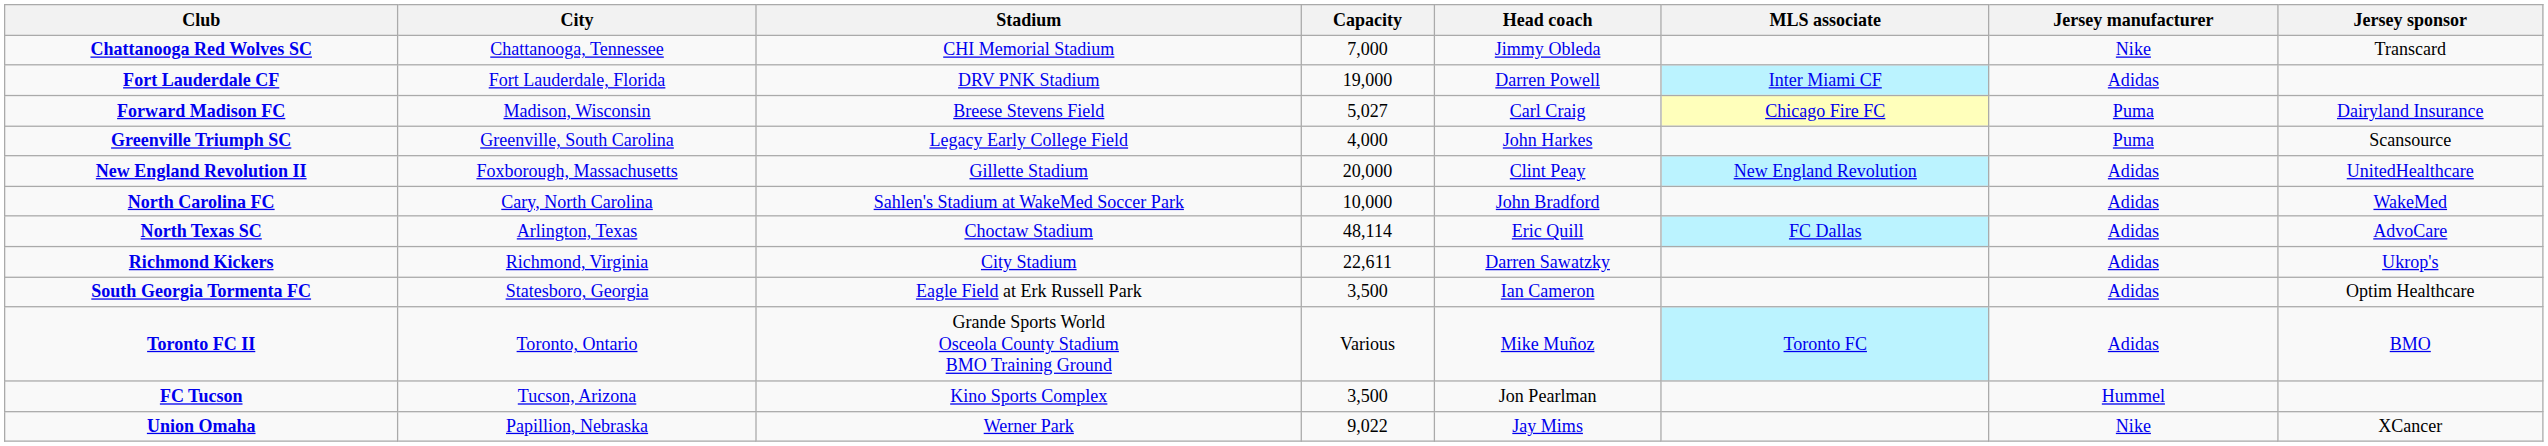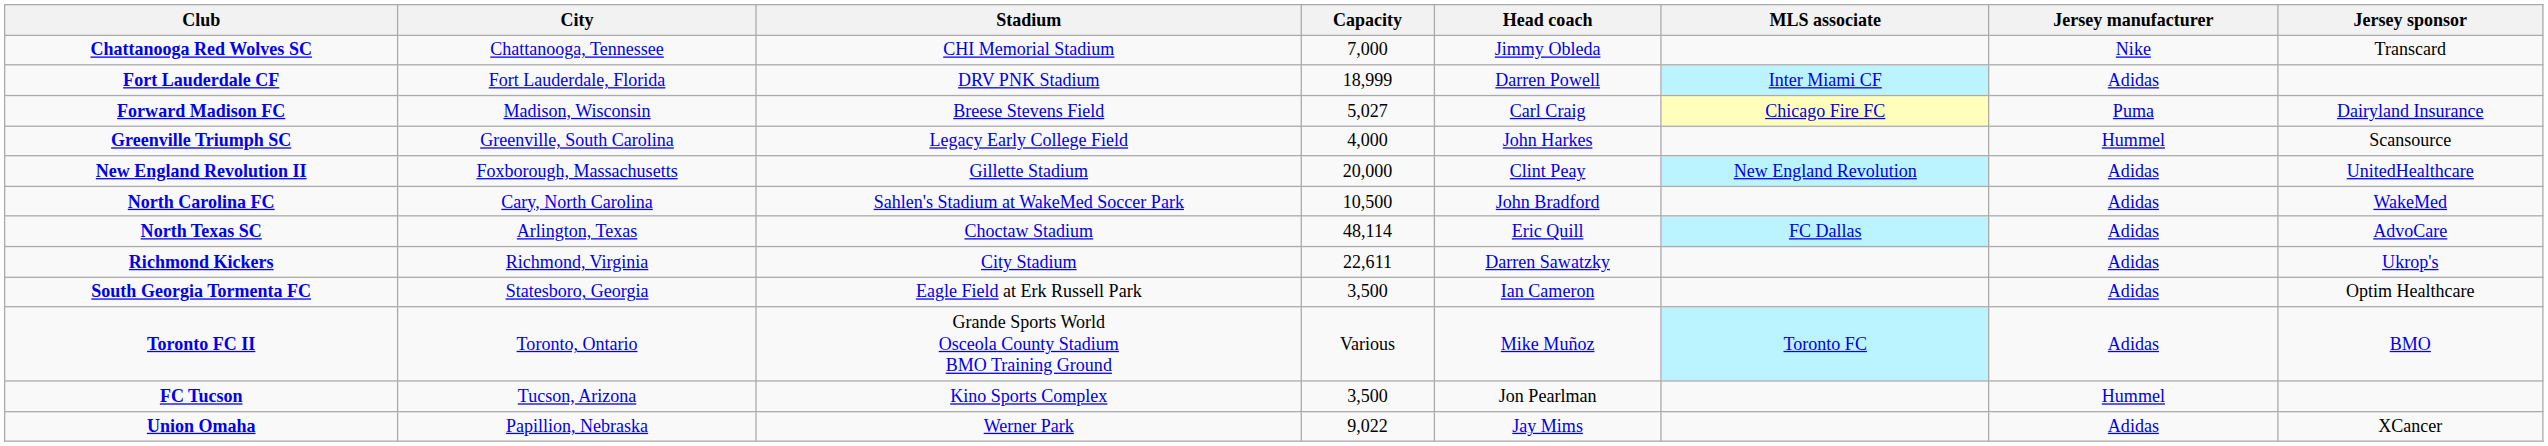(1368, 80) 19,000 -> (1368, 80) 18,999
(2133, 140) Puma -> (2133, 140) Hummel
(1368, 201) 10,000 -> (1368, 201) 10,500
(2133, 426) Nike -> (2133, 426) Adidas
